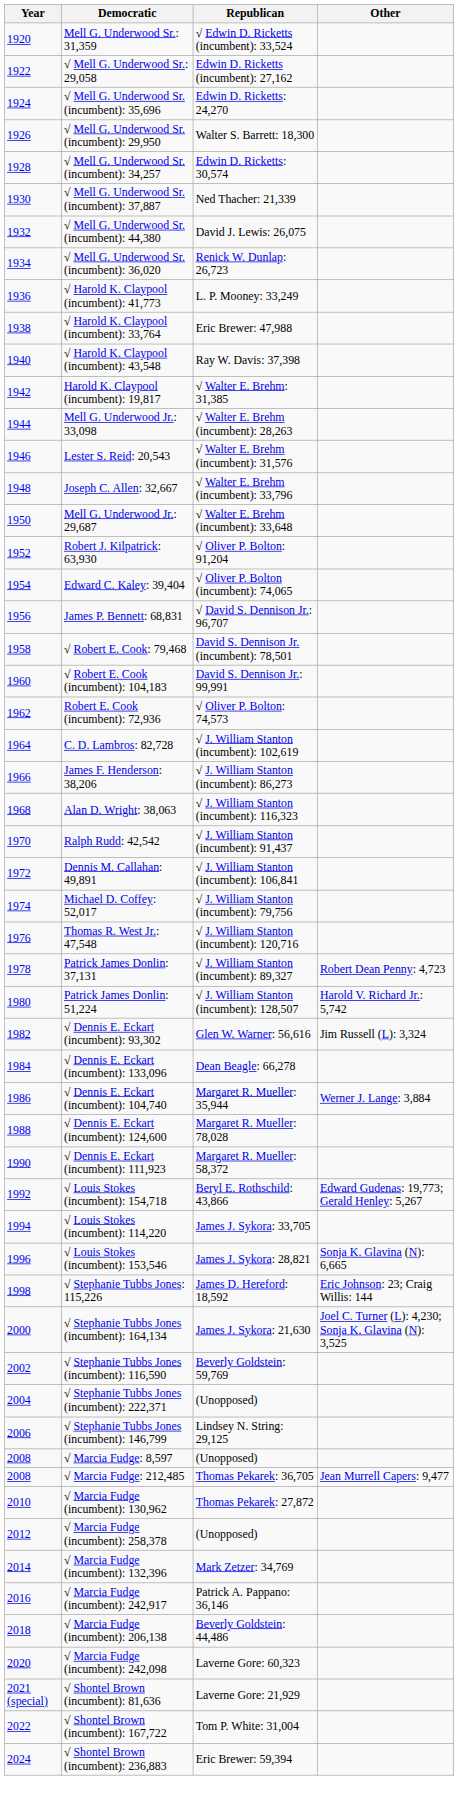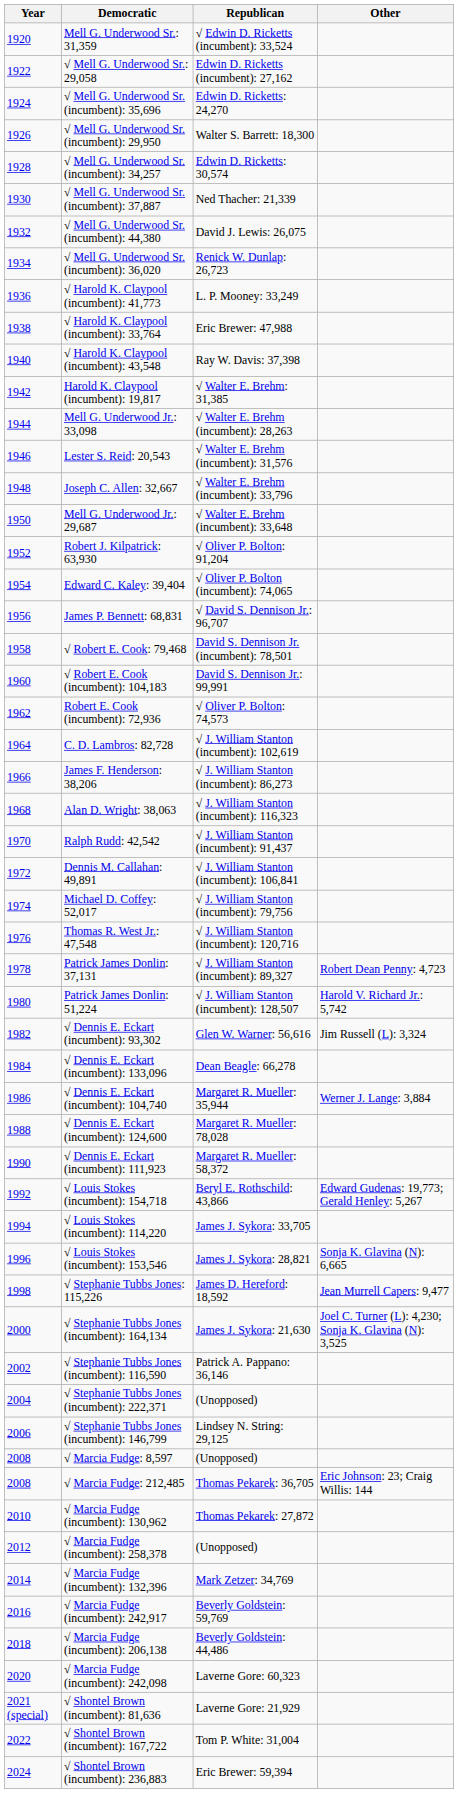(376, 1291) Eric Johnson: 23; Craig Willis: 144 -> (384, 1291) Jean Murrell Capers: 9,477
(241, 1368) Beverly Goldstein: 59,769 -> (243, 1368) Patrick A. Pappano: 36,146
(384, 1477) Jean Murrell Capers: 9,477 -> (376, 1483) Eric Johnson: 23; Craig Willis: 144
(243, 1598) Patrick A. Pappano: 36,146 -> (241, 1612) Beverly Goldstein: 59,769
